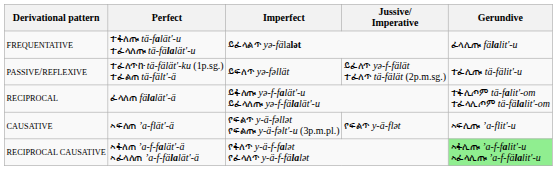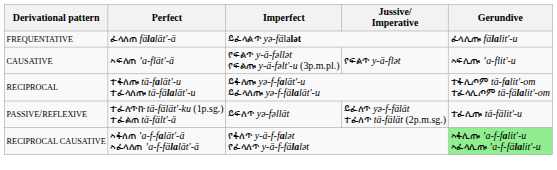(153, 44) ተፋለጡ tä-falät'-u ተፈላለጡ tä-fälalät'-u -> (143, 39) ፈላለጠ fälalät'-ä
rows swapped: (47, 71) <-> (30, 126)
(143, 98) ፈላለጠ fälalät'-ä -> (153, 87) ተፋለጡ tä-falät'-u ተፈላለጡ tä-fälalät'-u
